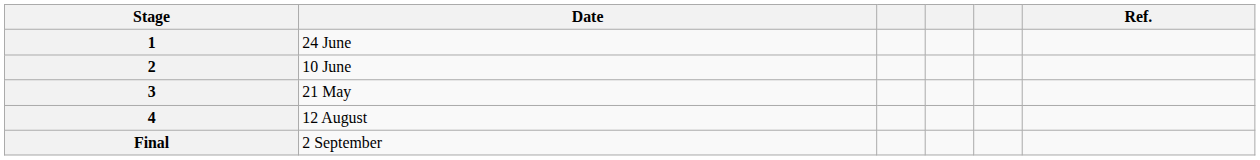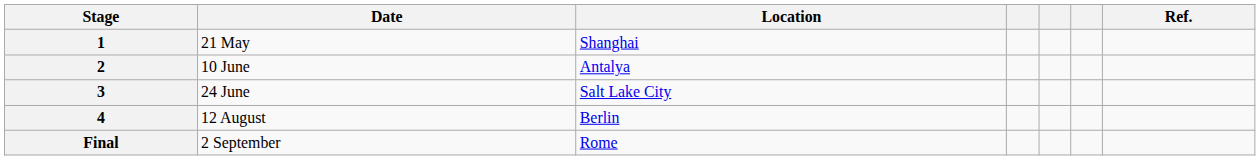+ column: (791, 17)
(327, 42) 24 June -> (225, 42) 21 May
(327, 92) 21 May -> (225, 92) 24 June
